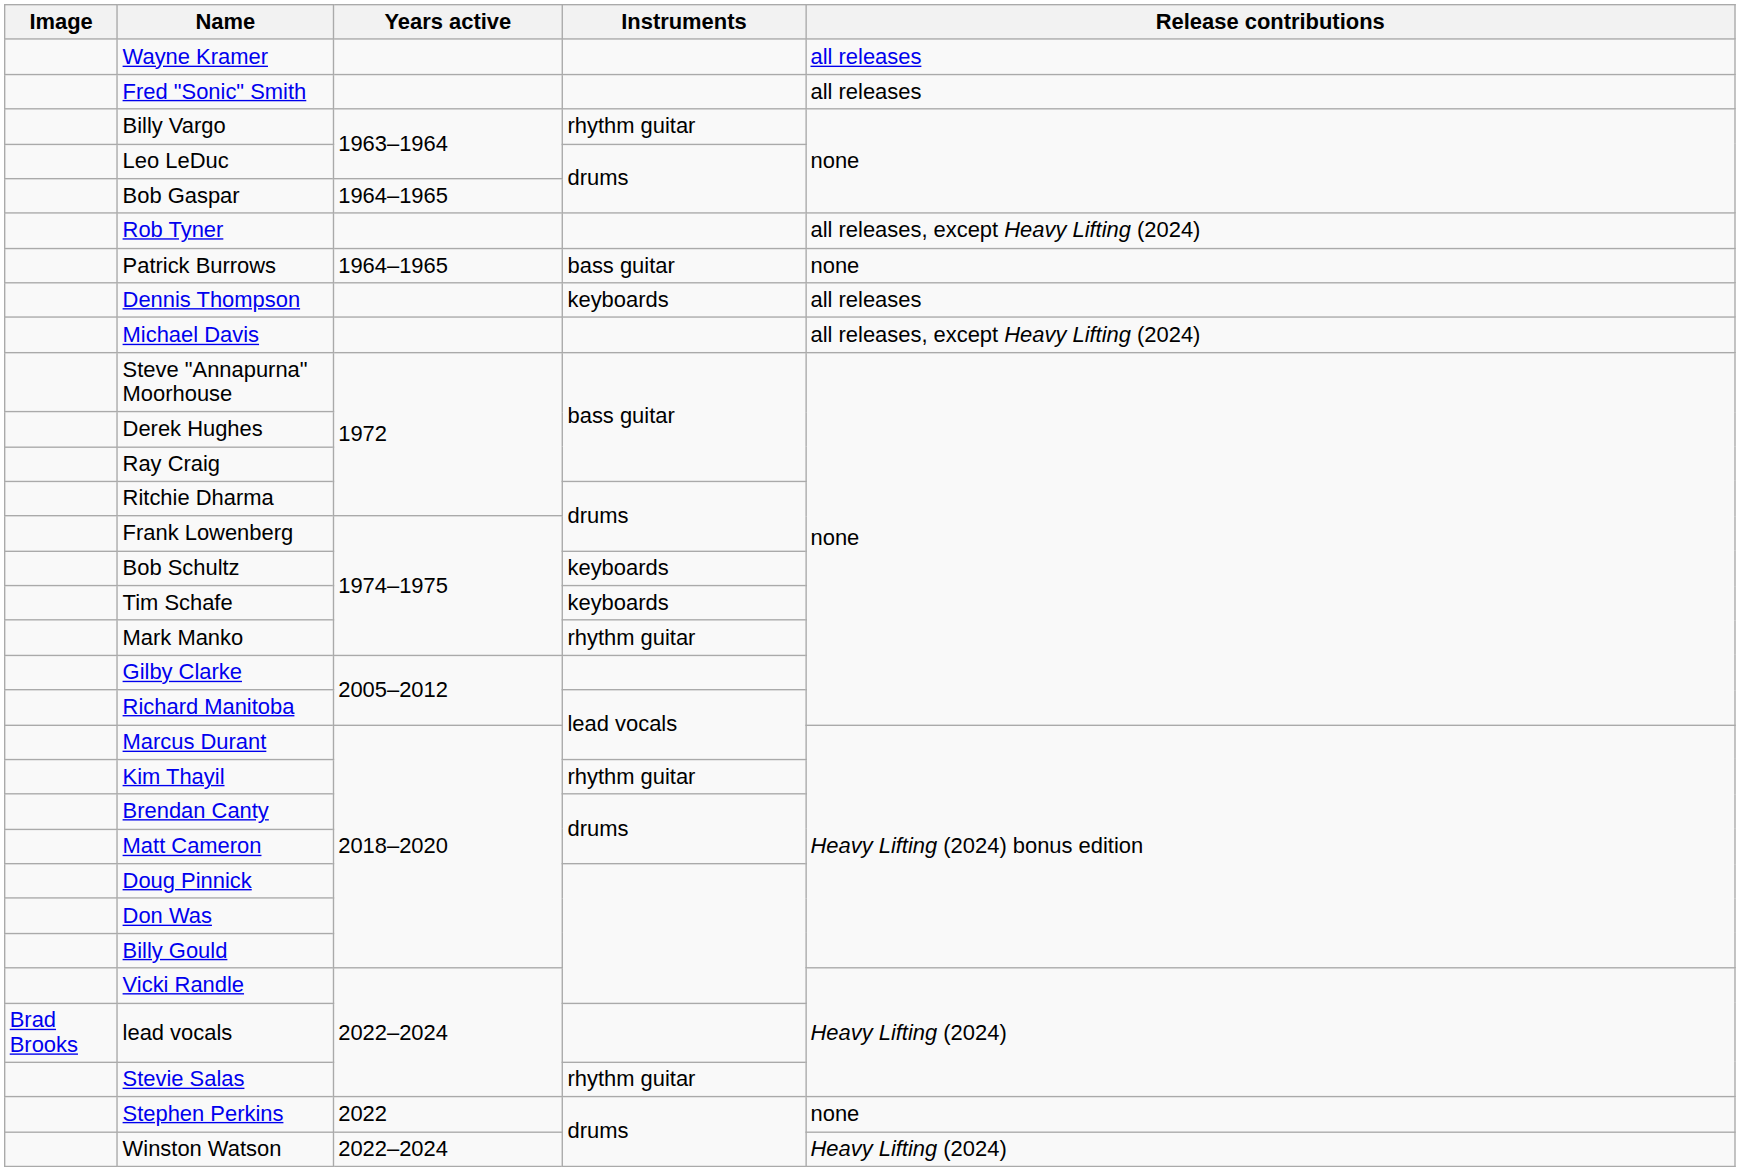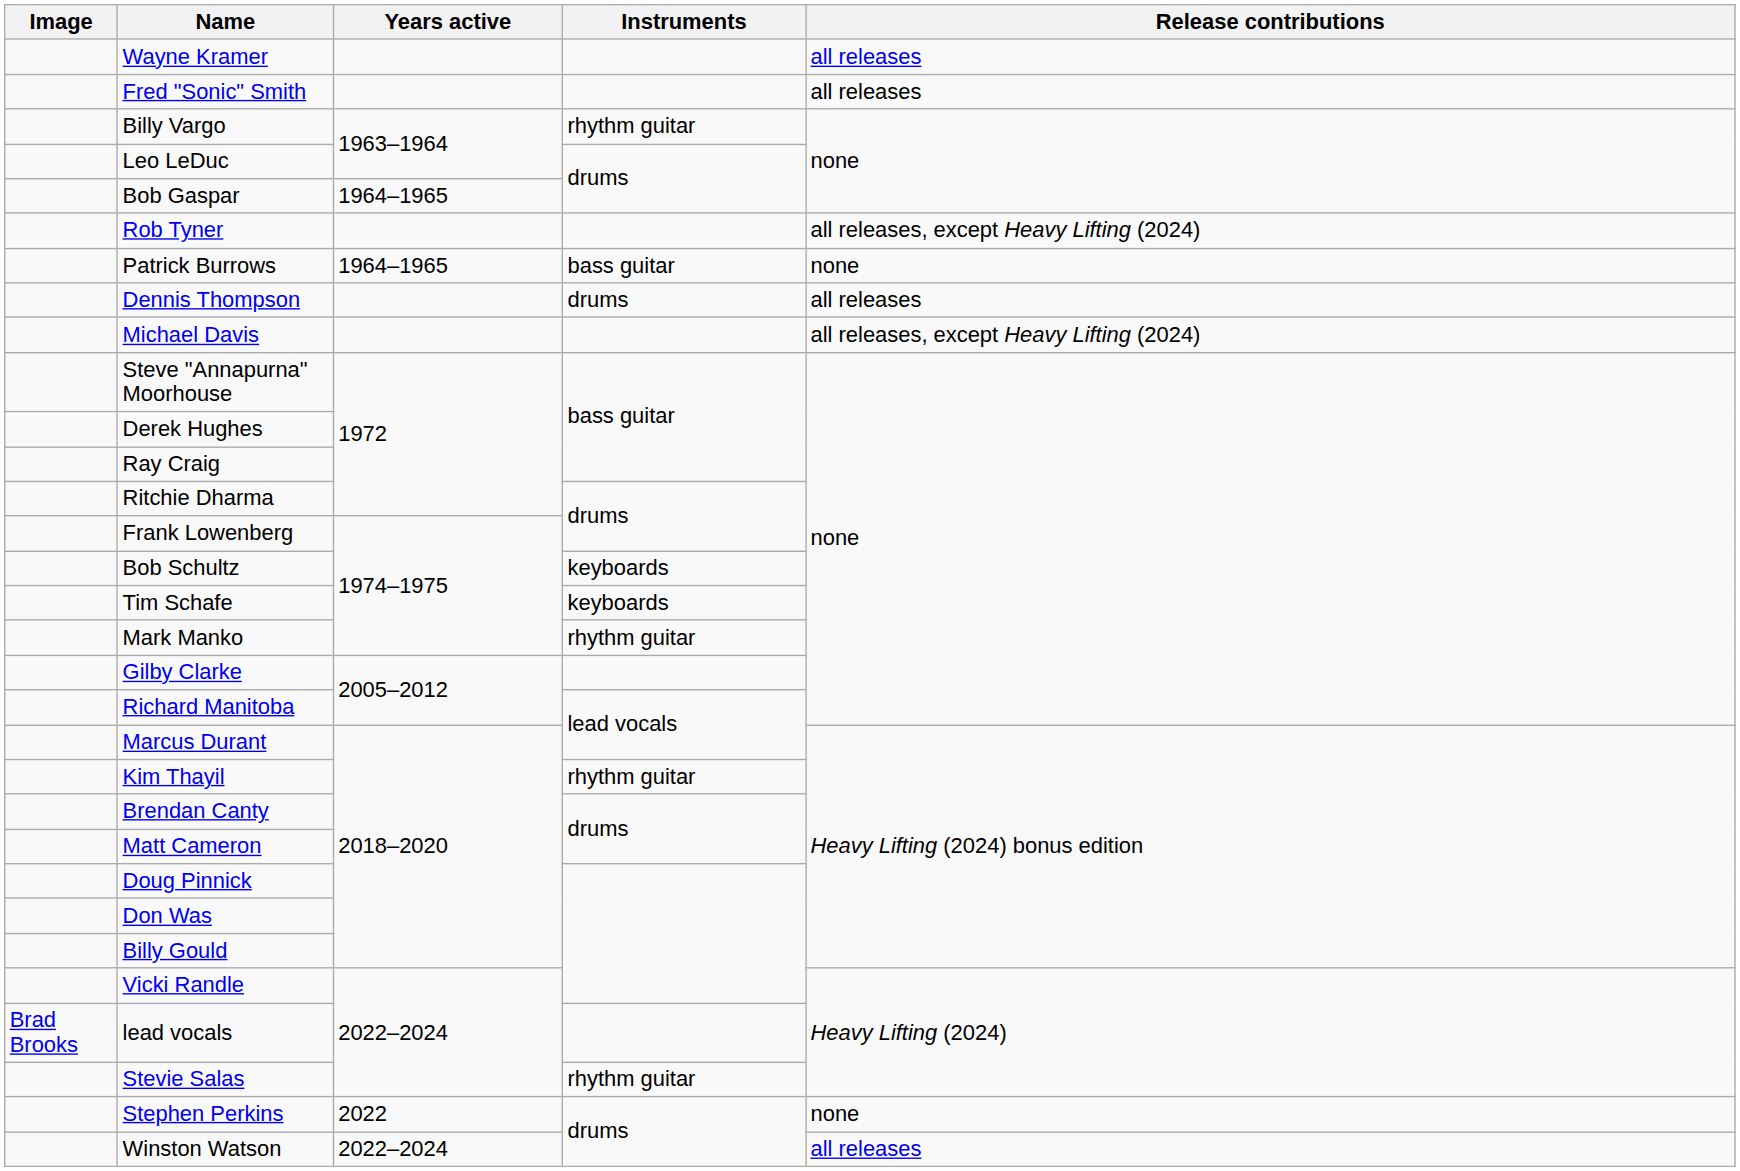(618, 299) keyboards -> (598, 299) drums
(909, 1148) Heavy Lifting (2024) -> (866, 1148) all releases
